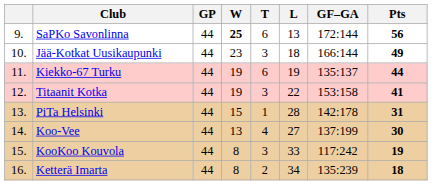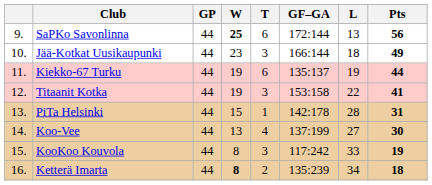columns swapped: (294, 14) <-> (338, 14)
(236, 170) normal -> (236, 170) bold
